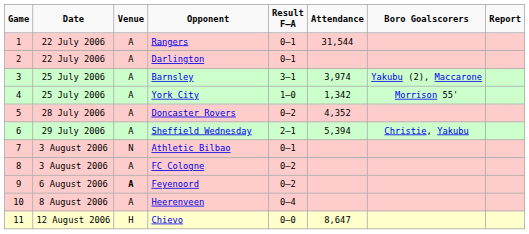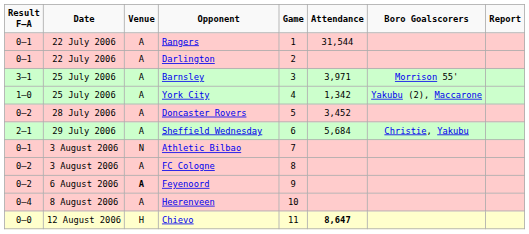columns swapped: (19, 18) <-> (288, 18)
(337, 77) 3,974 -> (337, 77) 3,971
(427, 77) Yakubu (2), Maccarone -> (427, 77) Morrison 55'
(427, 95) Morrison 55' -> (427, 95) Yakubu (2), Maccarone
(337, 113) 4,352 -> (337, 113) 3,452
(337, 131) 5,394 -> (337, 131) 5,684
(337, 220) normal -> (337, 220) bold
